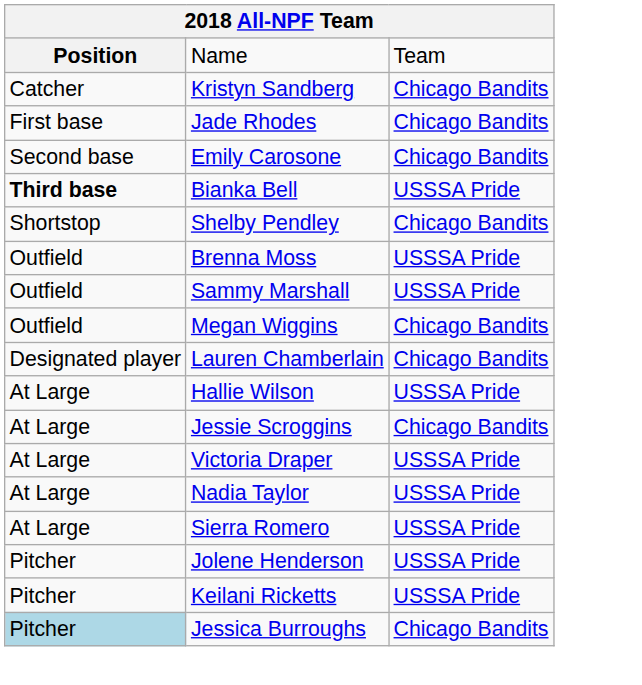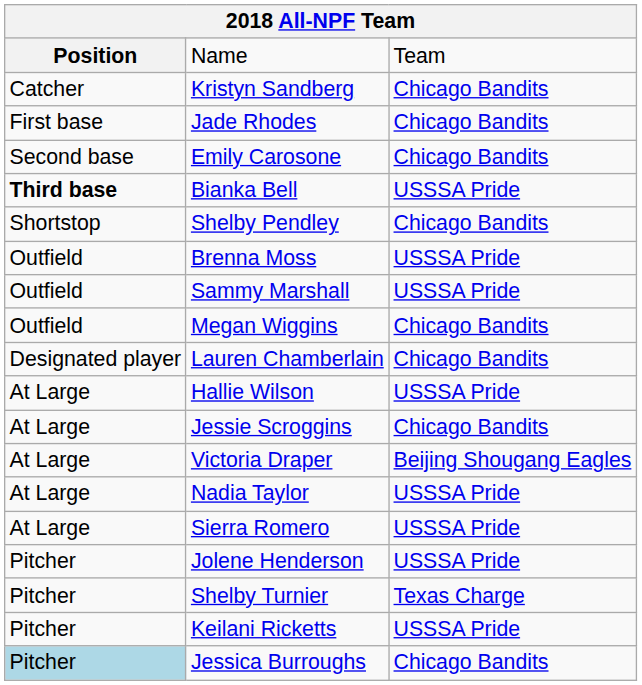(457, 460) USSSA Pride -> (512, 460) Beijing Shougang Eagles
+ row: (260, 595)
